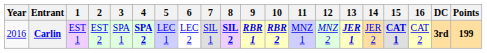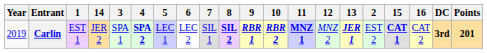columns swapped: (99, 12) <-> (373, 12)
(16, 34) 2016 -> (16, 34) 2019
(302, 34) normal -> (302, 34) bold
(466, 34) 199 -> (467, 34) 201
